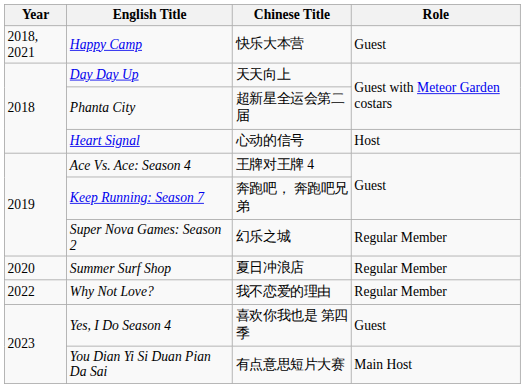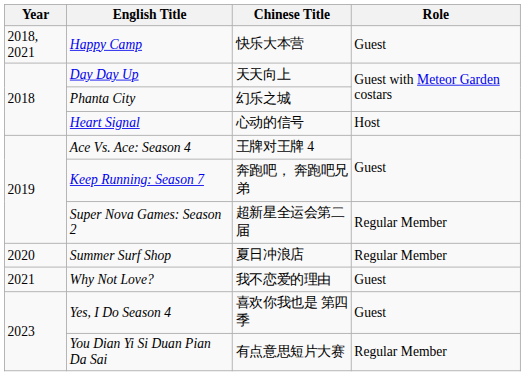(290, 107) 超新星全运会第二届 -> (263, 98) 幻乐之城
(263, 237) 幻乐之城 -> (290, 221) 超新星全运会第二届
(21, 292) 2022 -> (21, 279) 2021
(401, 292) Regular Member -> (370, 279) Guest
(383, 364) Main Host -> (401, 351) Regular Member
